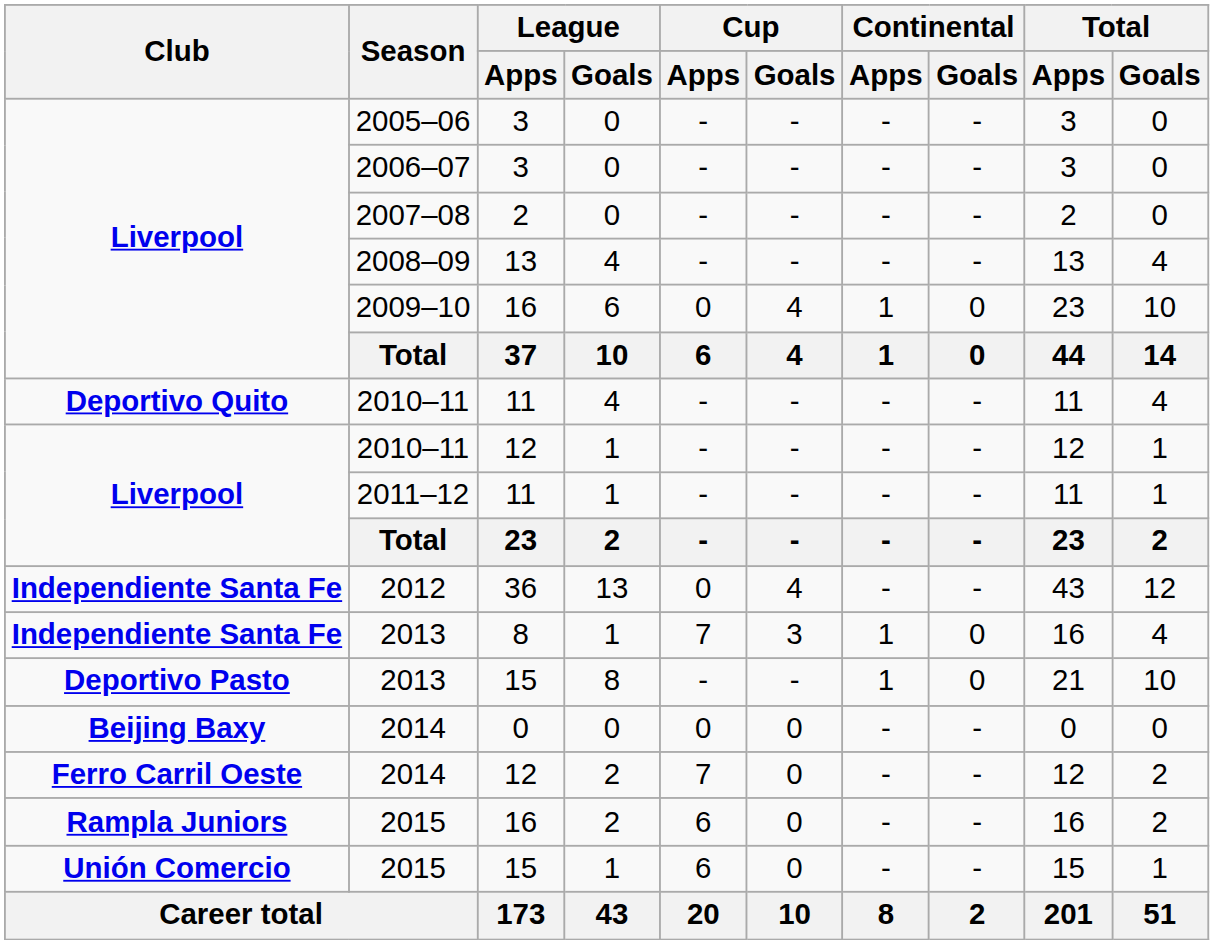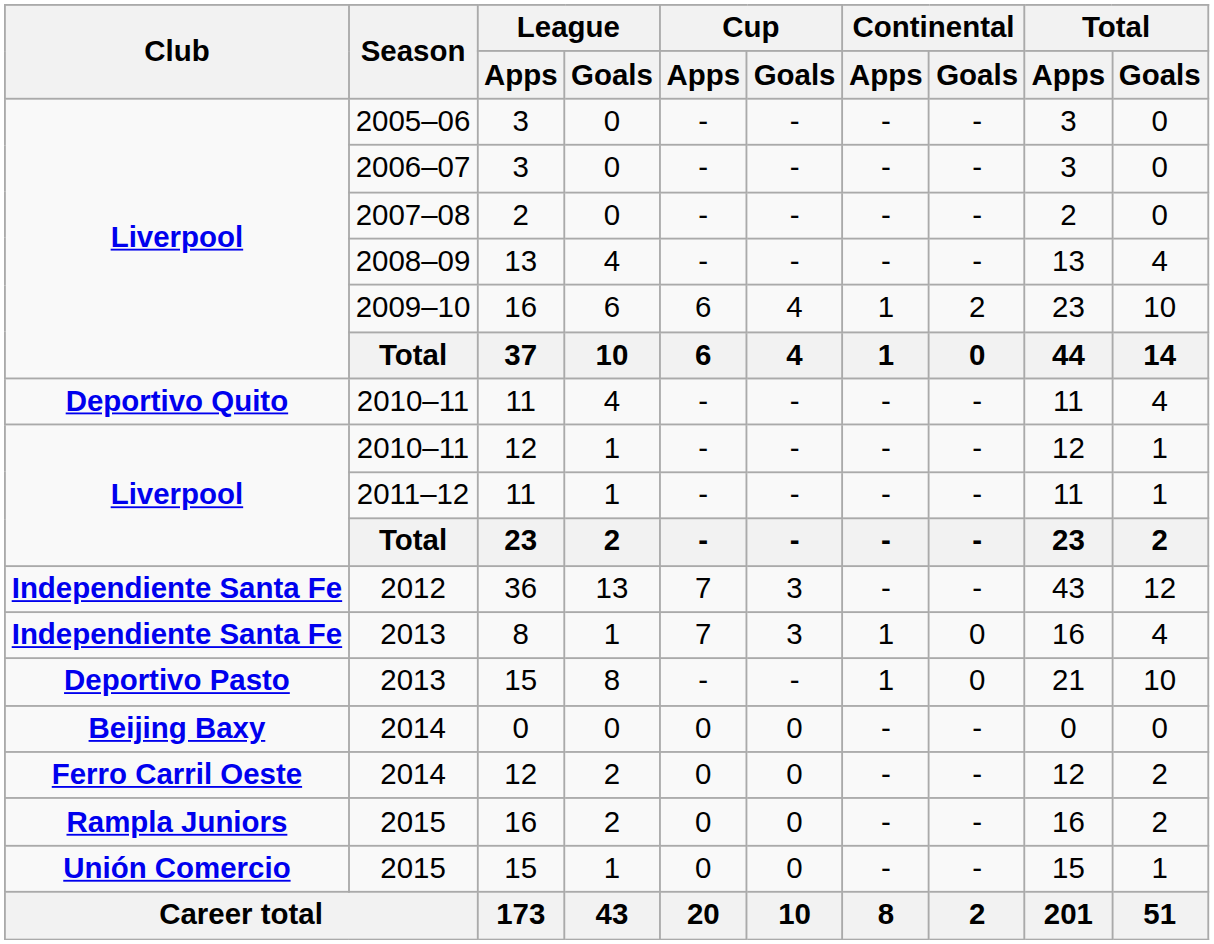(703, 307) 0 -> (703, 307) 6
(977, 307) 0 -> (977, 307) 2
(703, 588) 0 -> (703, 588) 7
(795, 588) 4 -> (795, 588) 3
(703, 774) 7 -> (703, 774) 0
(703, 821) 6 -> (703, 821) 0
(703, 868) 6 -> (703, 868) 0
